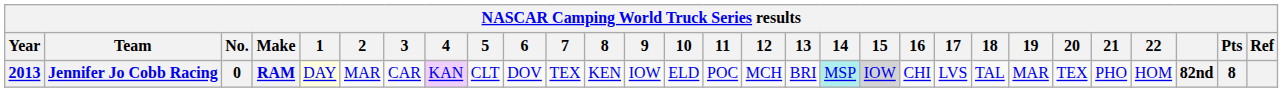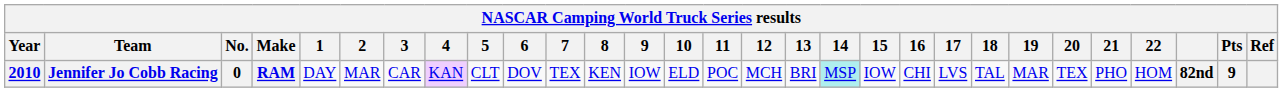(24, 73) 2013 -> (24, 73) 2010
(320, 73) lightyellow background -> (320, 73) no background
(880, 73) lightgrey background -> (880, 73) no background
(1232, 73) 8 -> (1232, 73) 9
